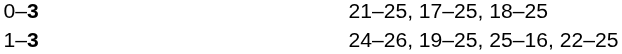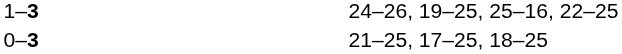rows swapped: (21, 40) <-> (21, 10)
